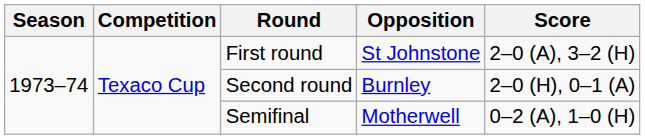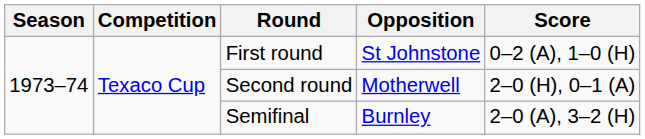(562, 52) 2–0 (A), 3–2 (H) -> (562, 52) 0–2 (A), 1–0 (H)
(396, 85) Burnley -> (411, 85) Motherwell
(411, 117) Motherwell -> (396, 117) Burnley
(562, 117) 0–2 (A), 1–0 (H) -> (562, 117) 2–0 (A), 3–2 (H)
